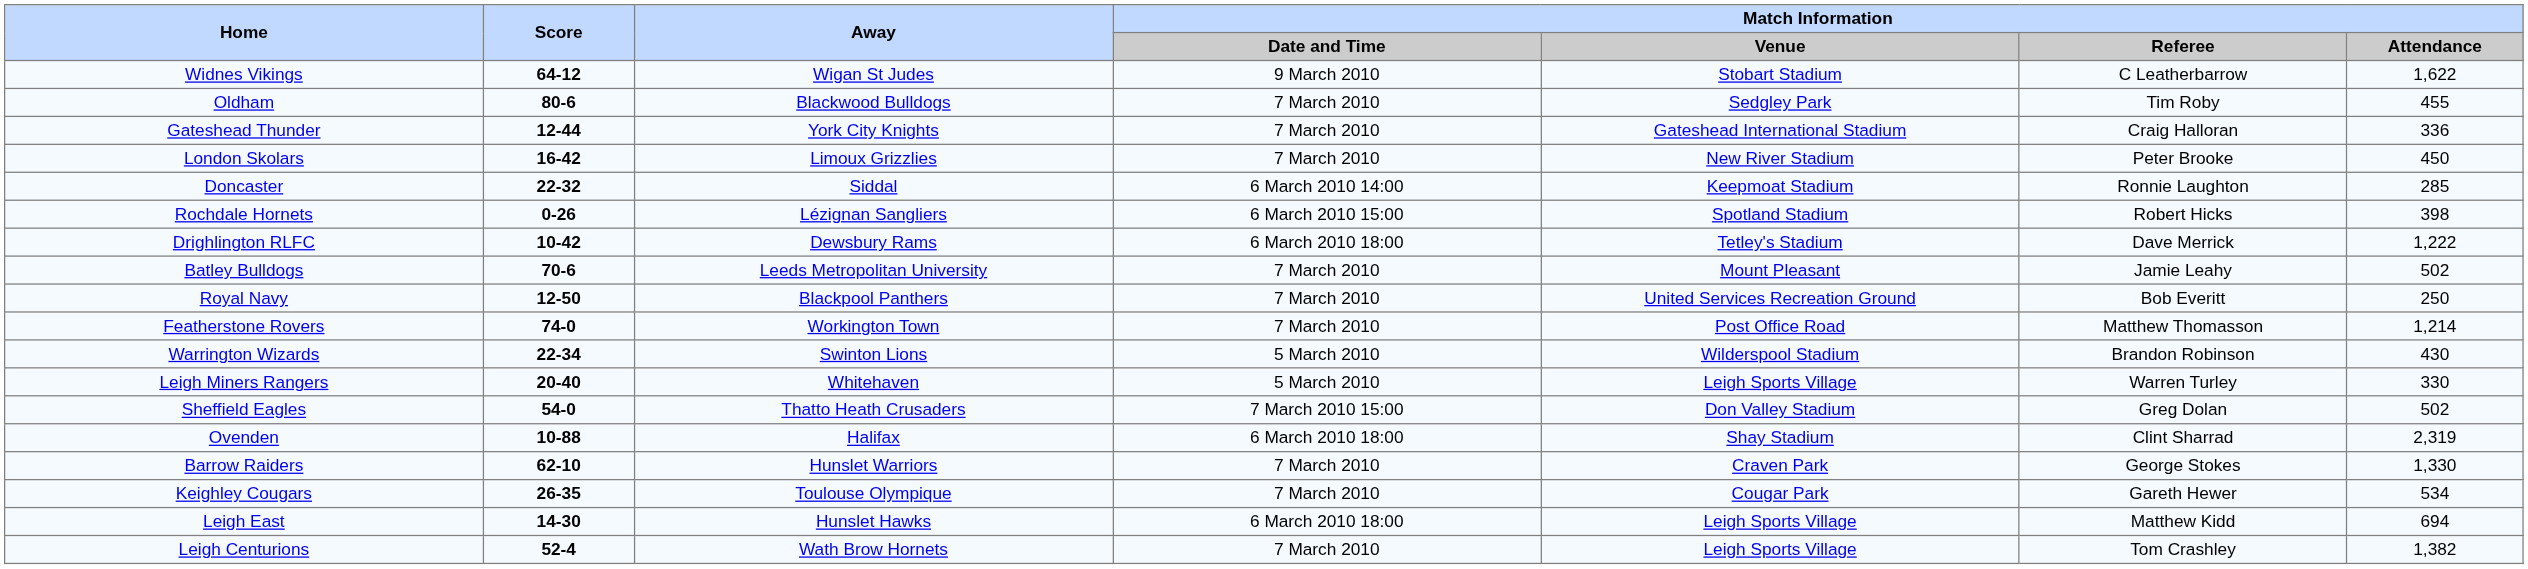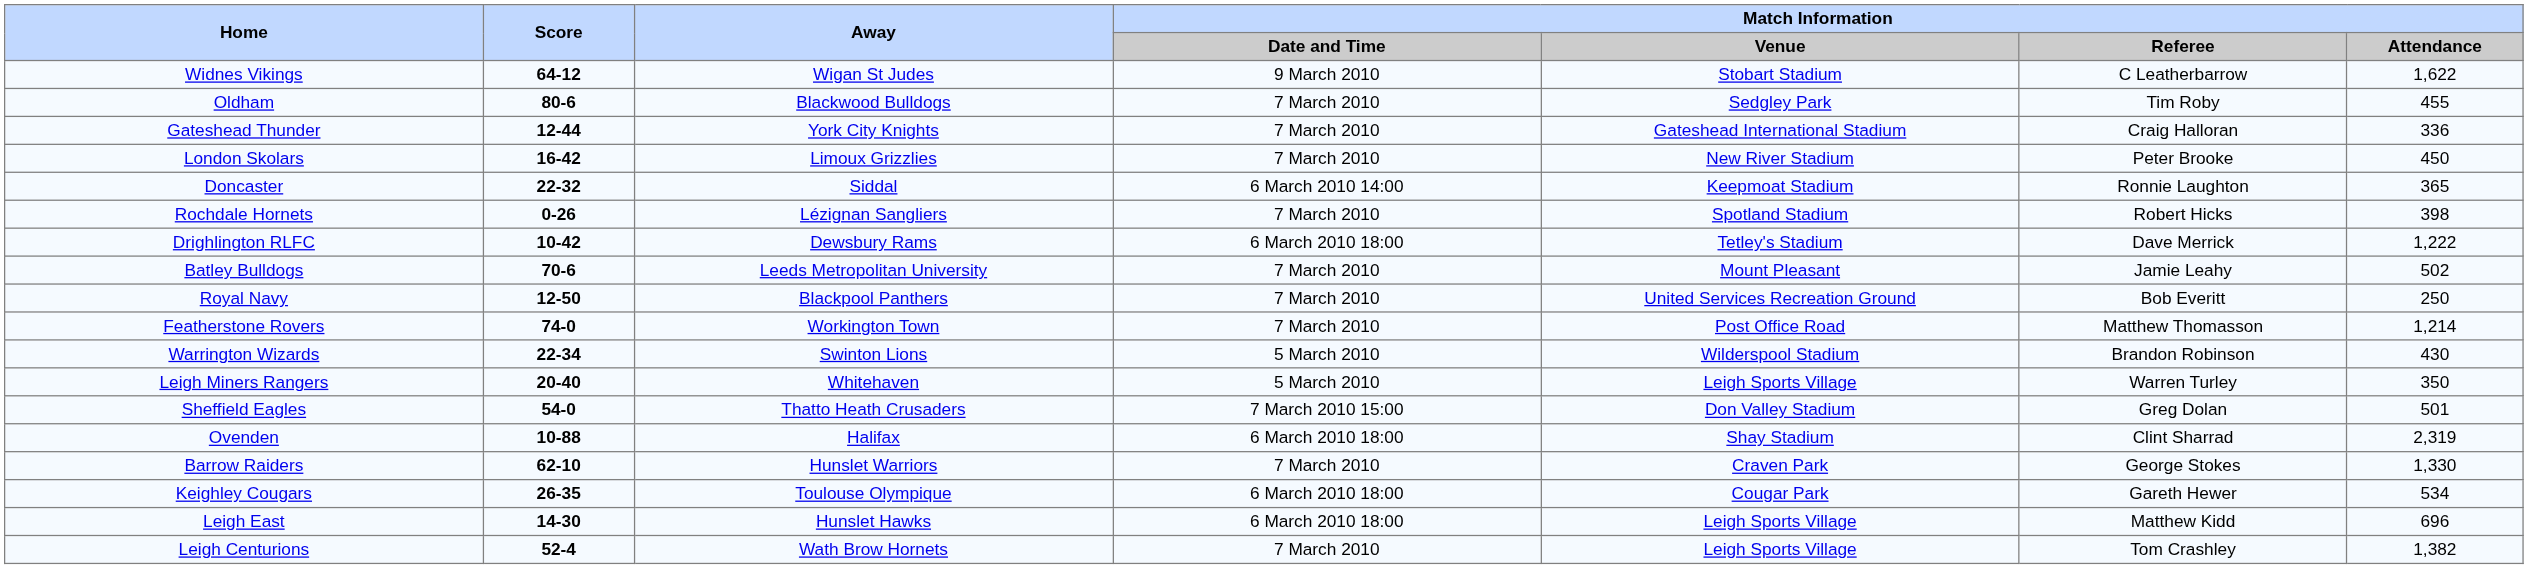(2435, 186) 285 -> (2435, 186) 365
(1327, 214) 6 March 2010 15:00 -> (1327, 214) 7 March 2010
(2435, 382) 330 -> (2435, 382) 350
(2435, 410) 502 -> (2435, 410) 501
(1327, 494) 7 March 2010 -> (1327, 494) 6 March 2010 18:00
(2435, 522) 694 -> (2435, 522) 696
